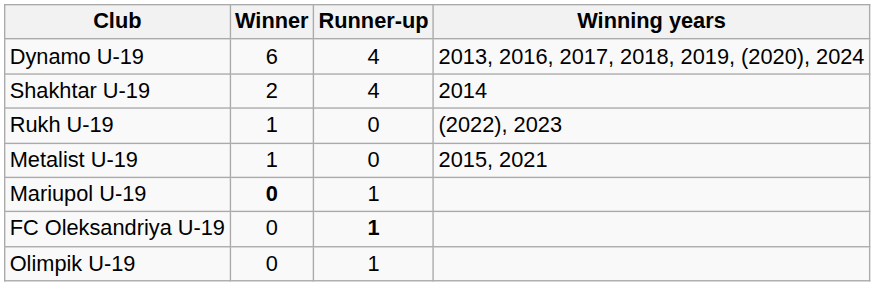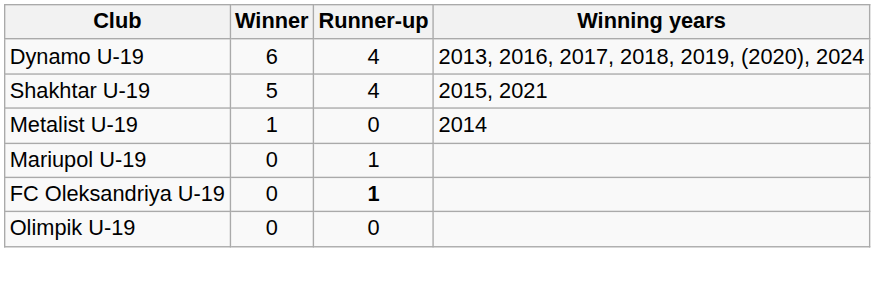(272, 90) 2 -> (272, 90) 5
(463, 90) 2014 -> (493, 90) 2015, 2021
- row: (62, 125)
(493, 159) 2015, 2021 -> (463, 125) 2014
(272, 194) bold -> (272, 159) normal
(374, 263) 1 -> (374, 228) 0
